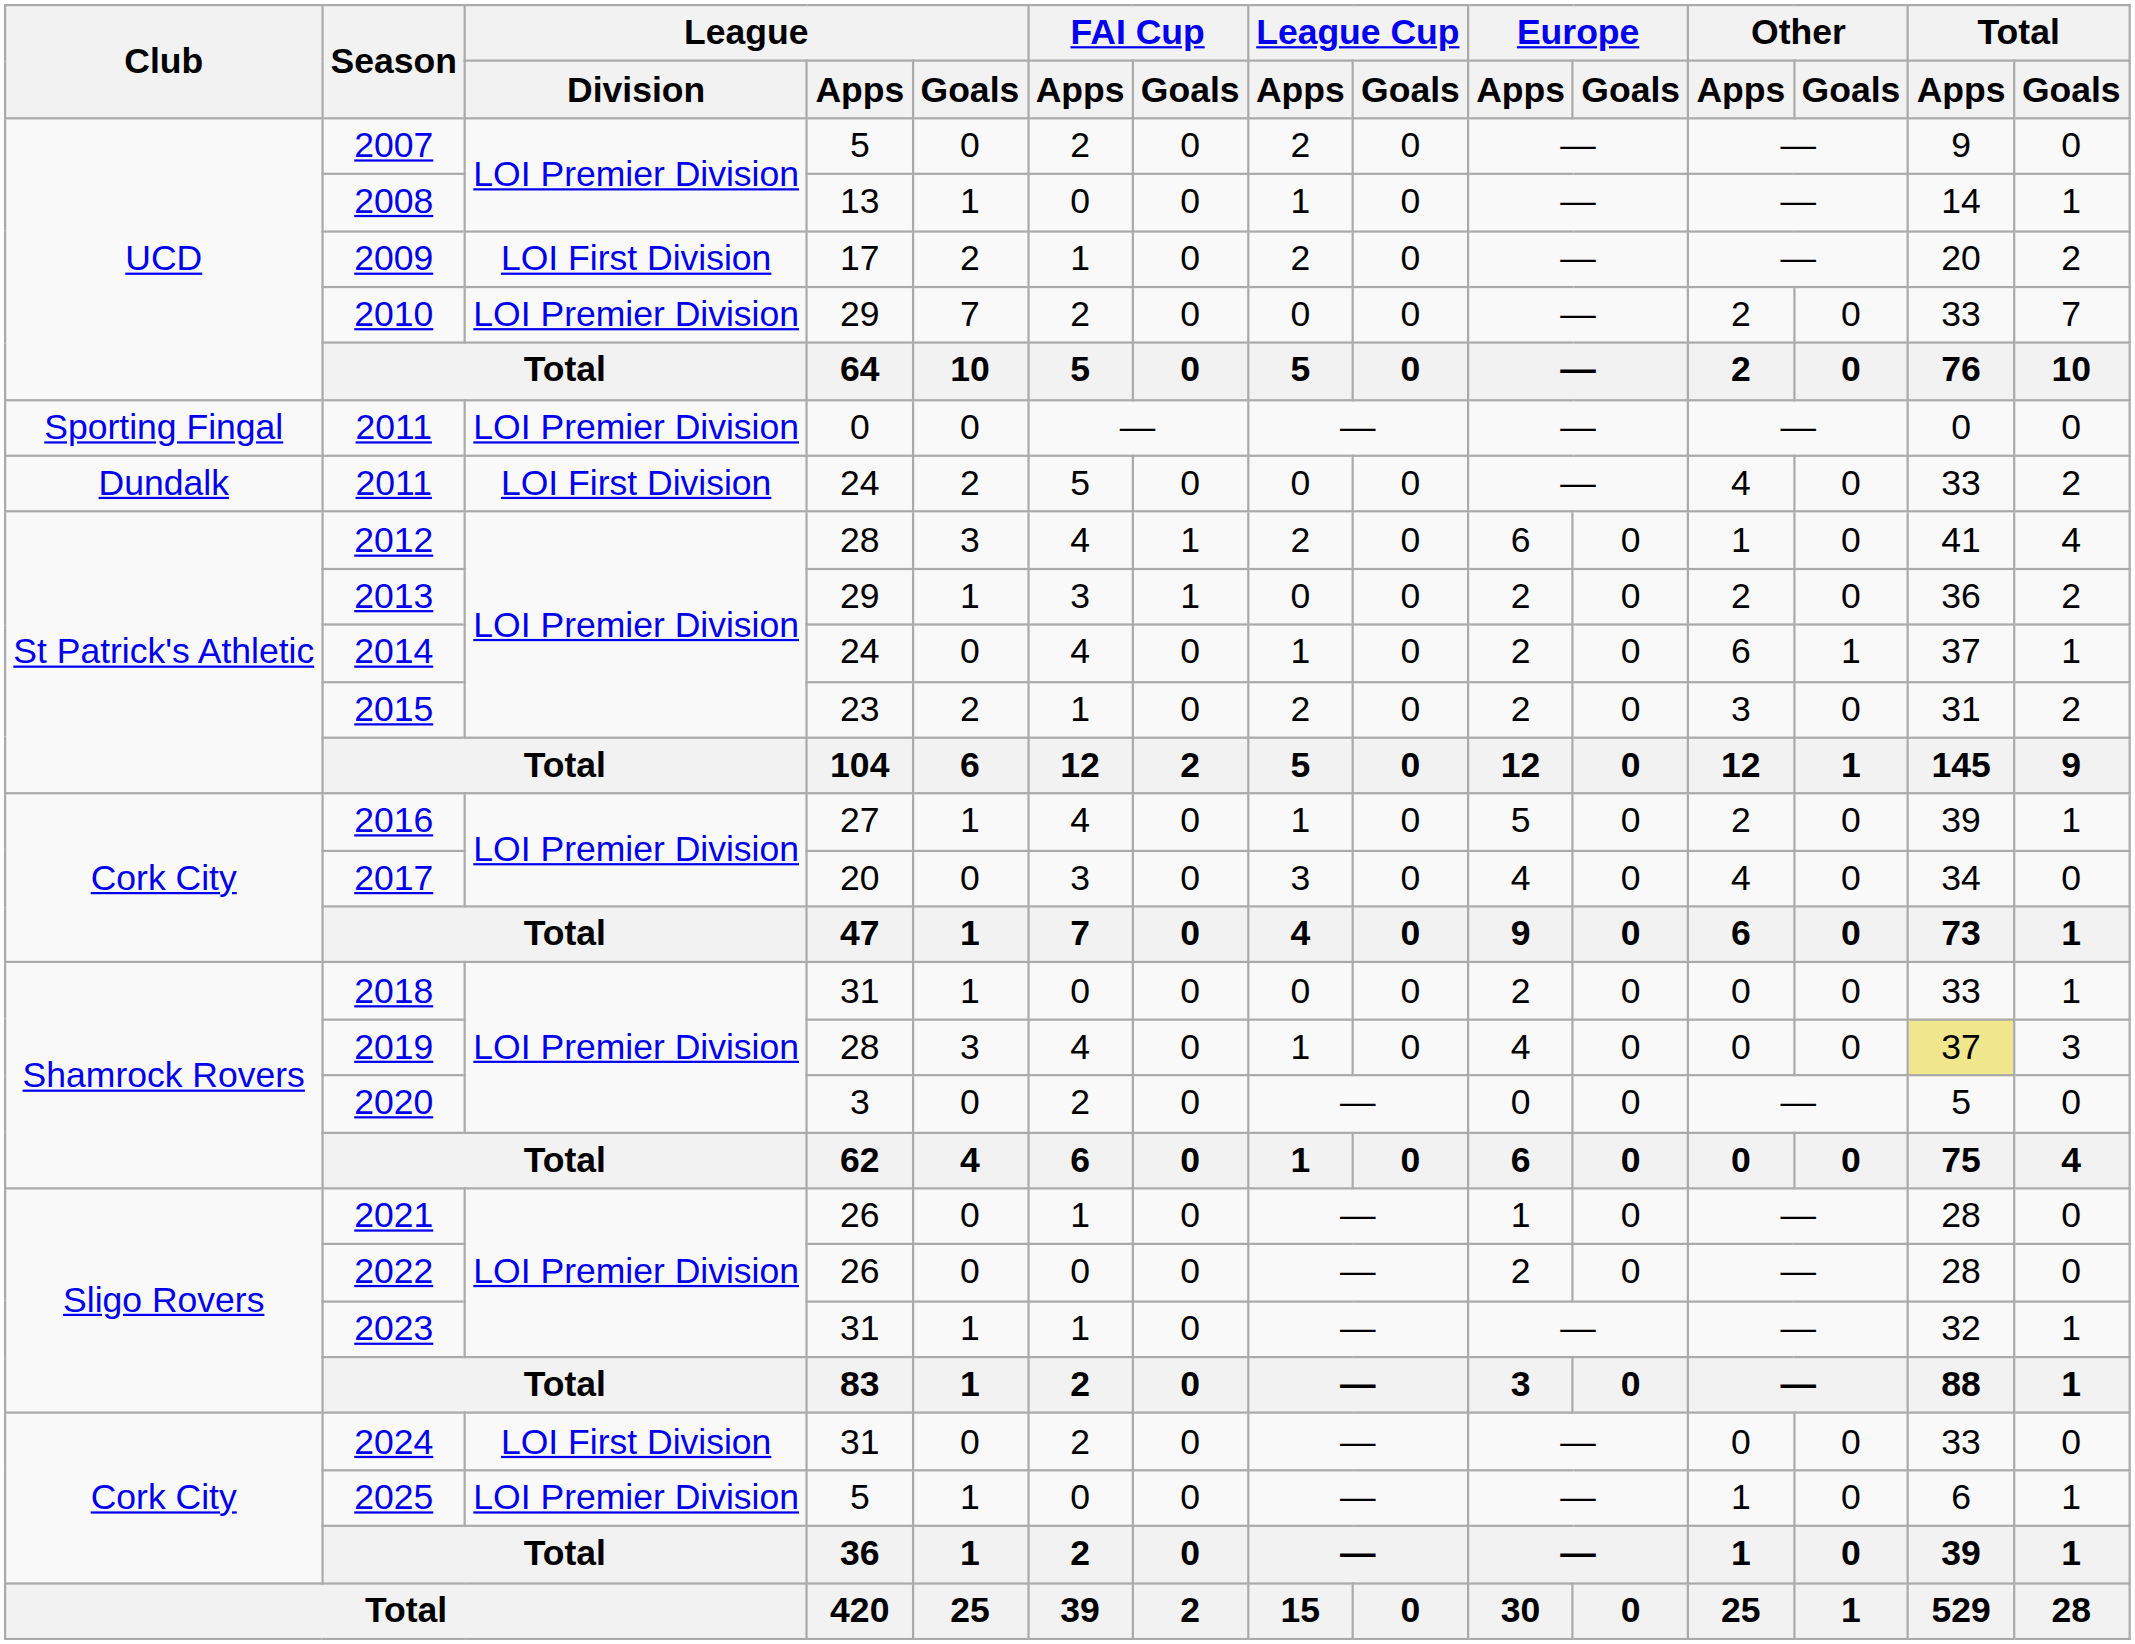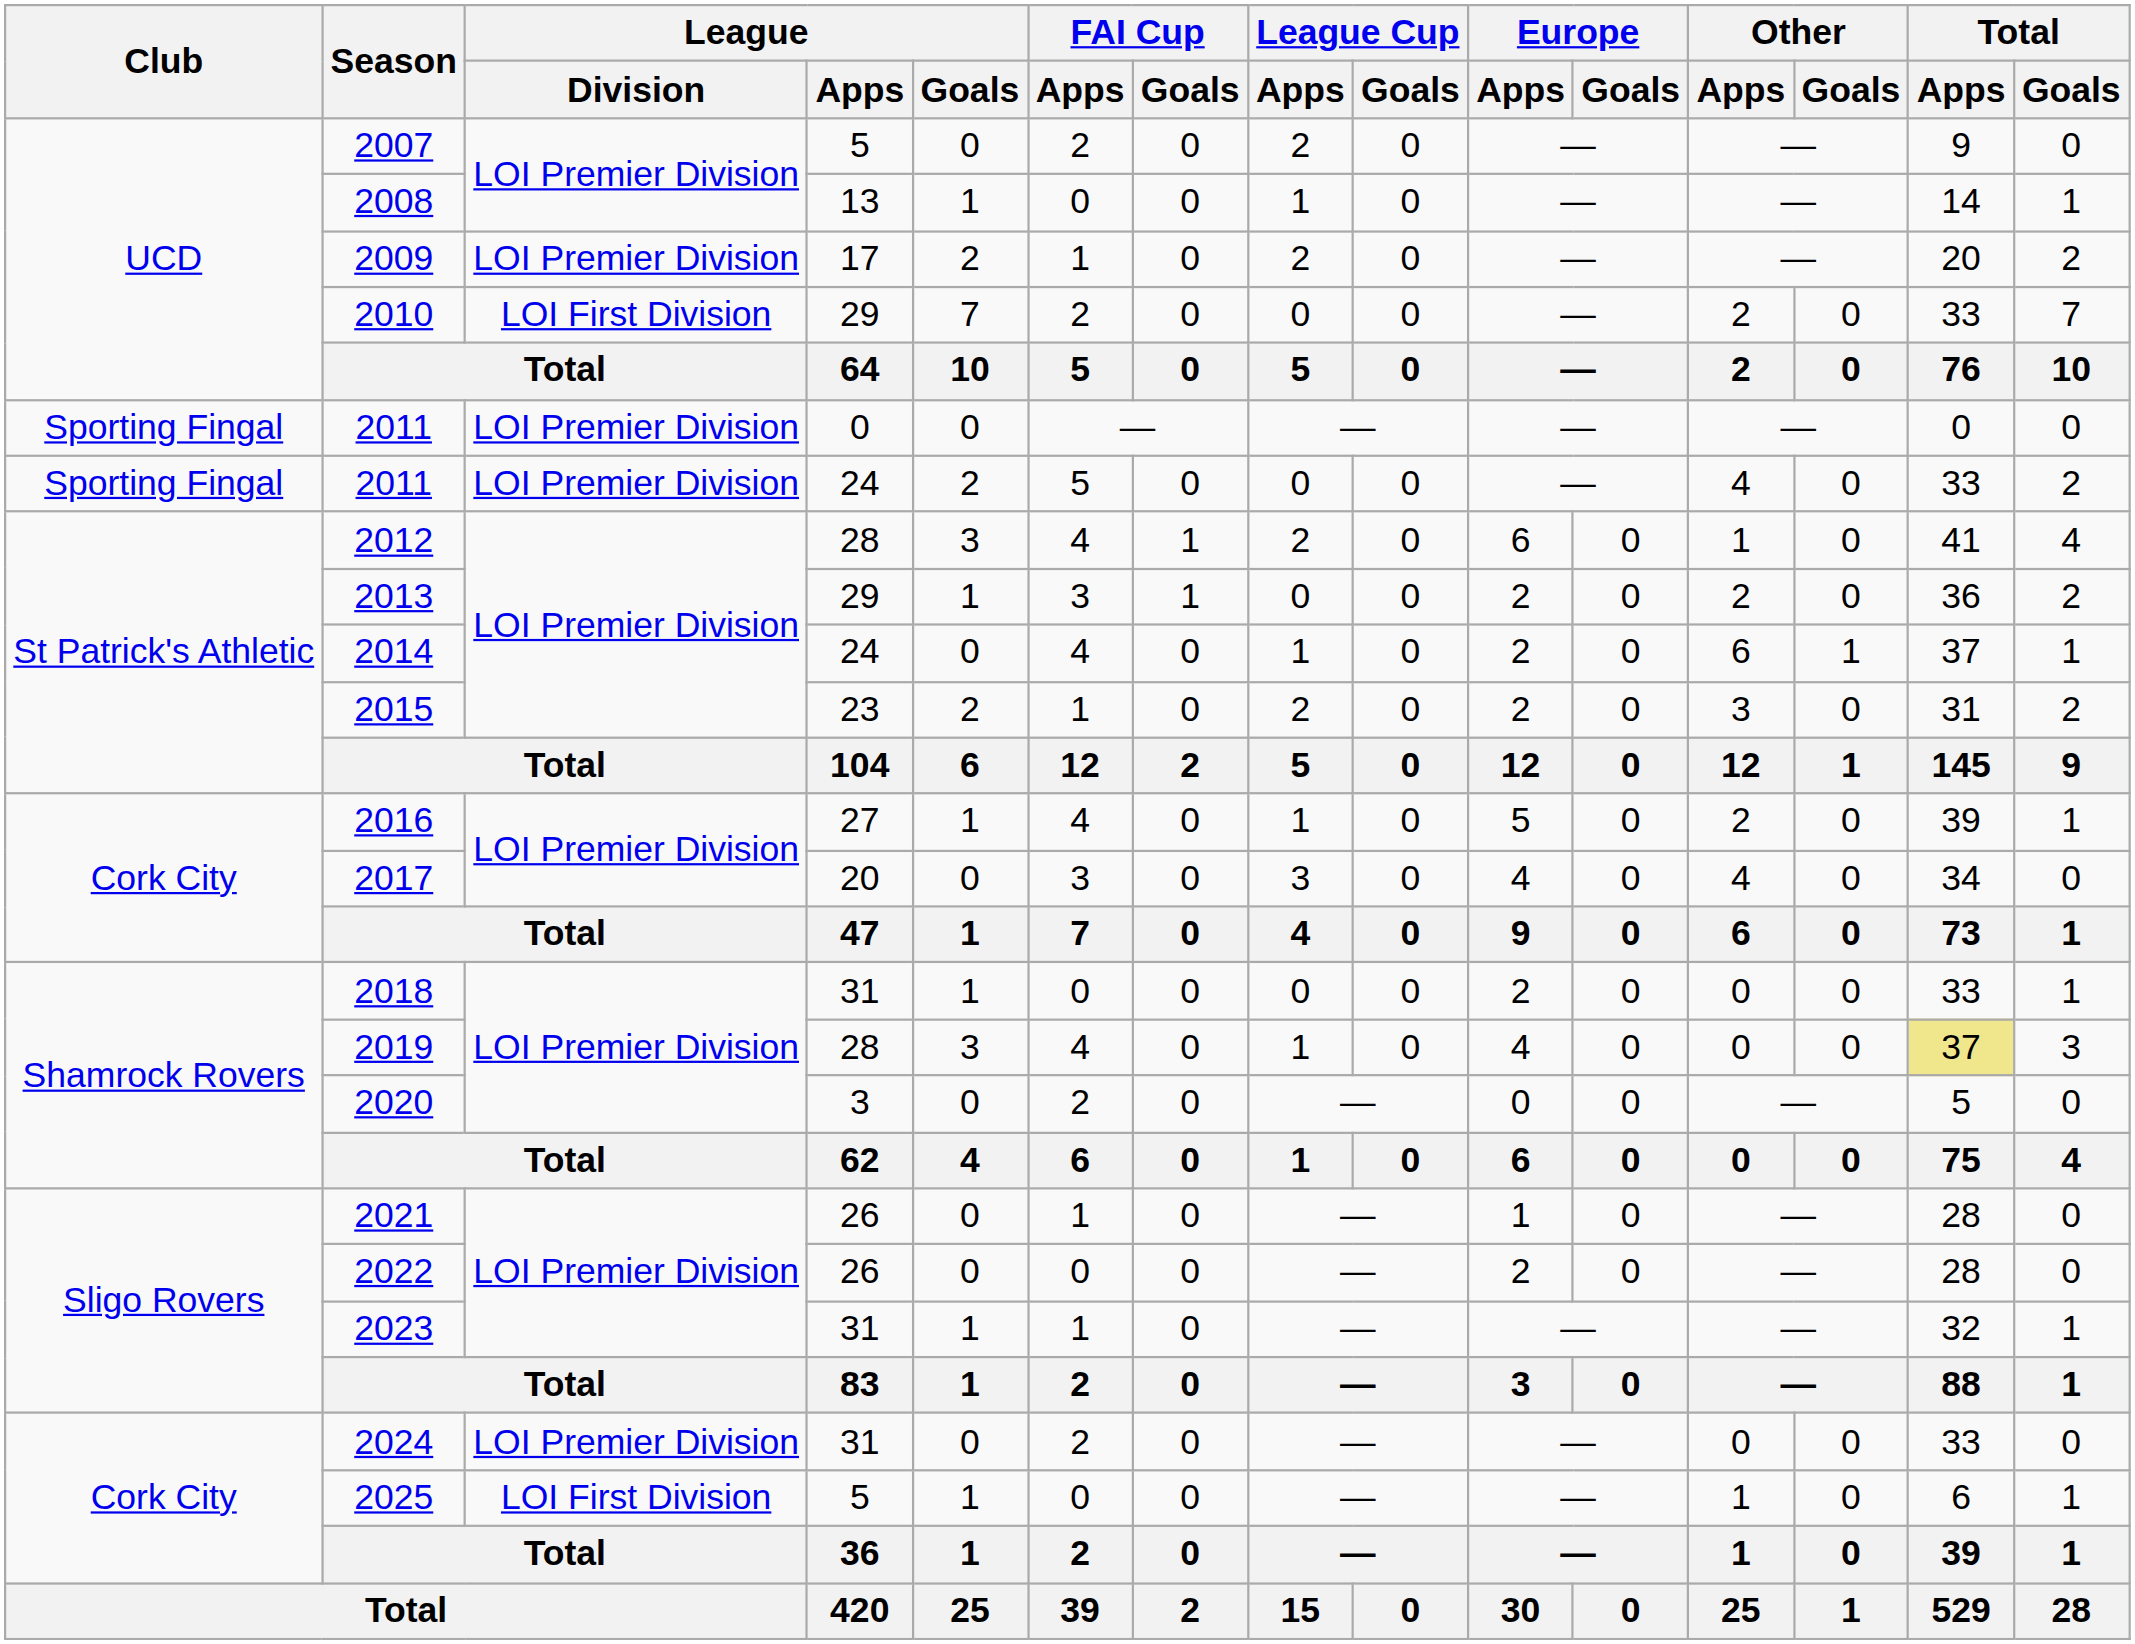(636, 257) LOI First Division -> (636, 257) LOI Premier Division
(636, 314) LOI Premier Division -> (636, 314) LOI First Division
(164, 483) Dundalk -> (164, 483) Sporting Fingal
(636, 483) LOI First Division -> (636, 483) LOI Premier Division
(636, 1440) LOI First Division -> (636, 1440) LOI Premier Division
(636, 1497) LOI Premier Division -> (636, 1497) LOI First Division
